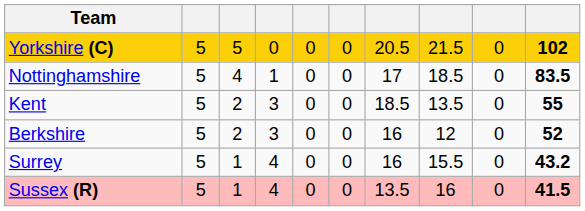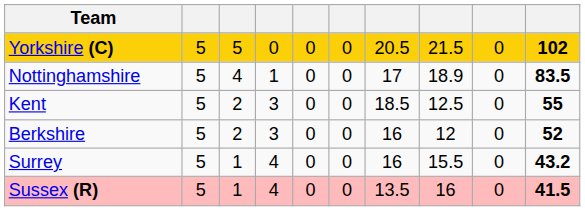(446, 76) 18.5 -> (446, 76) 18.9
(446, 104) 13.5 -> (446, 104) 12.5
